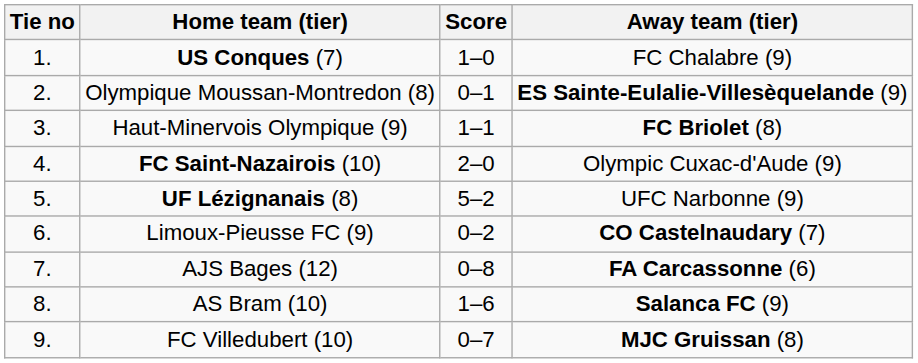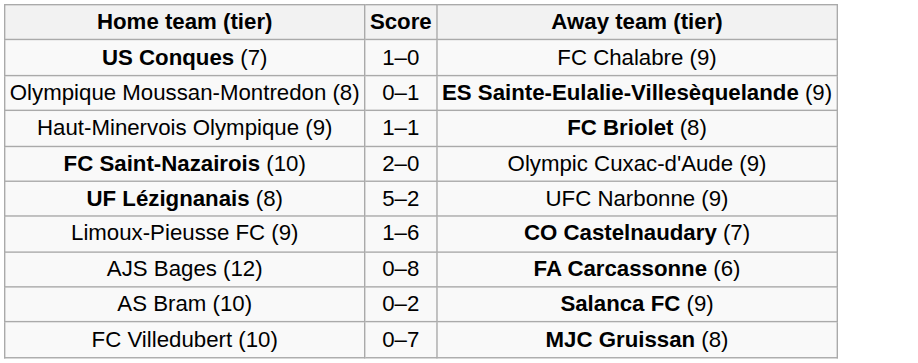- column: (42, 22)
(476, 233) 0–2 -> (401, 233) 1–6
(476, 304) 1–6 -> (401, 304) 0–2
